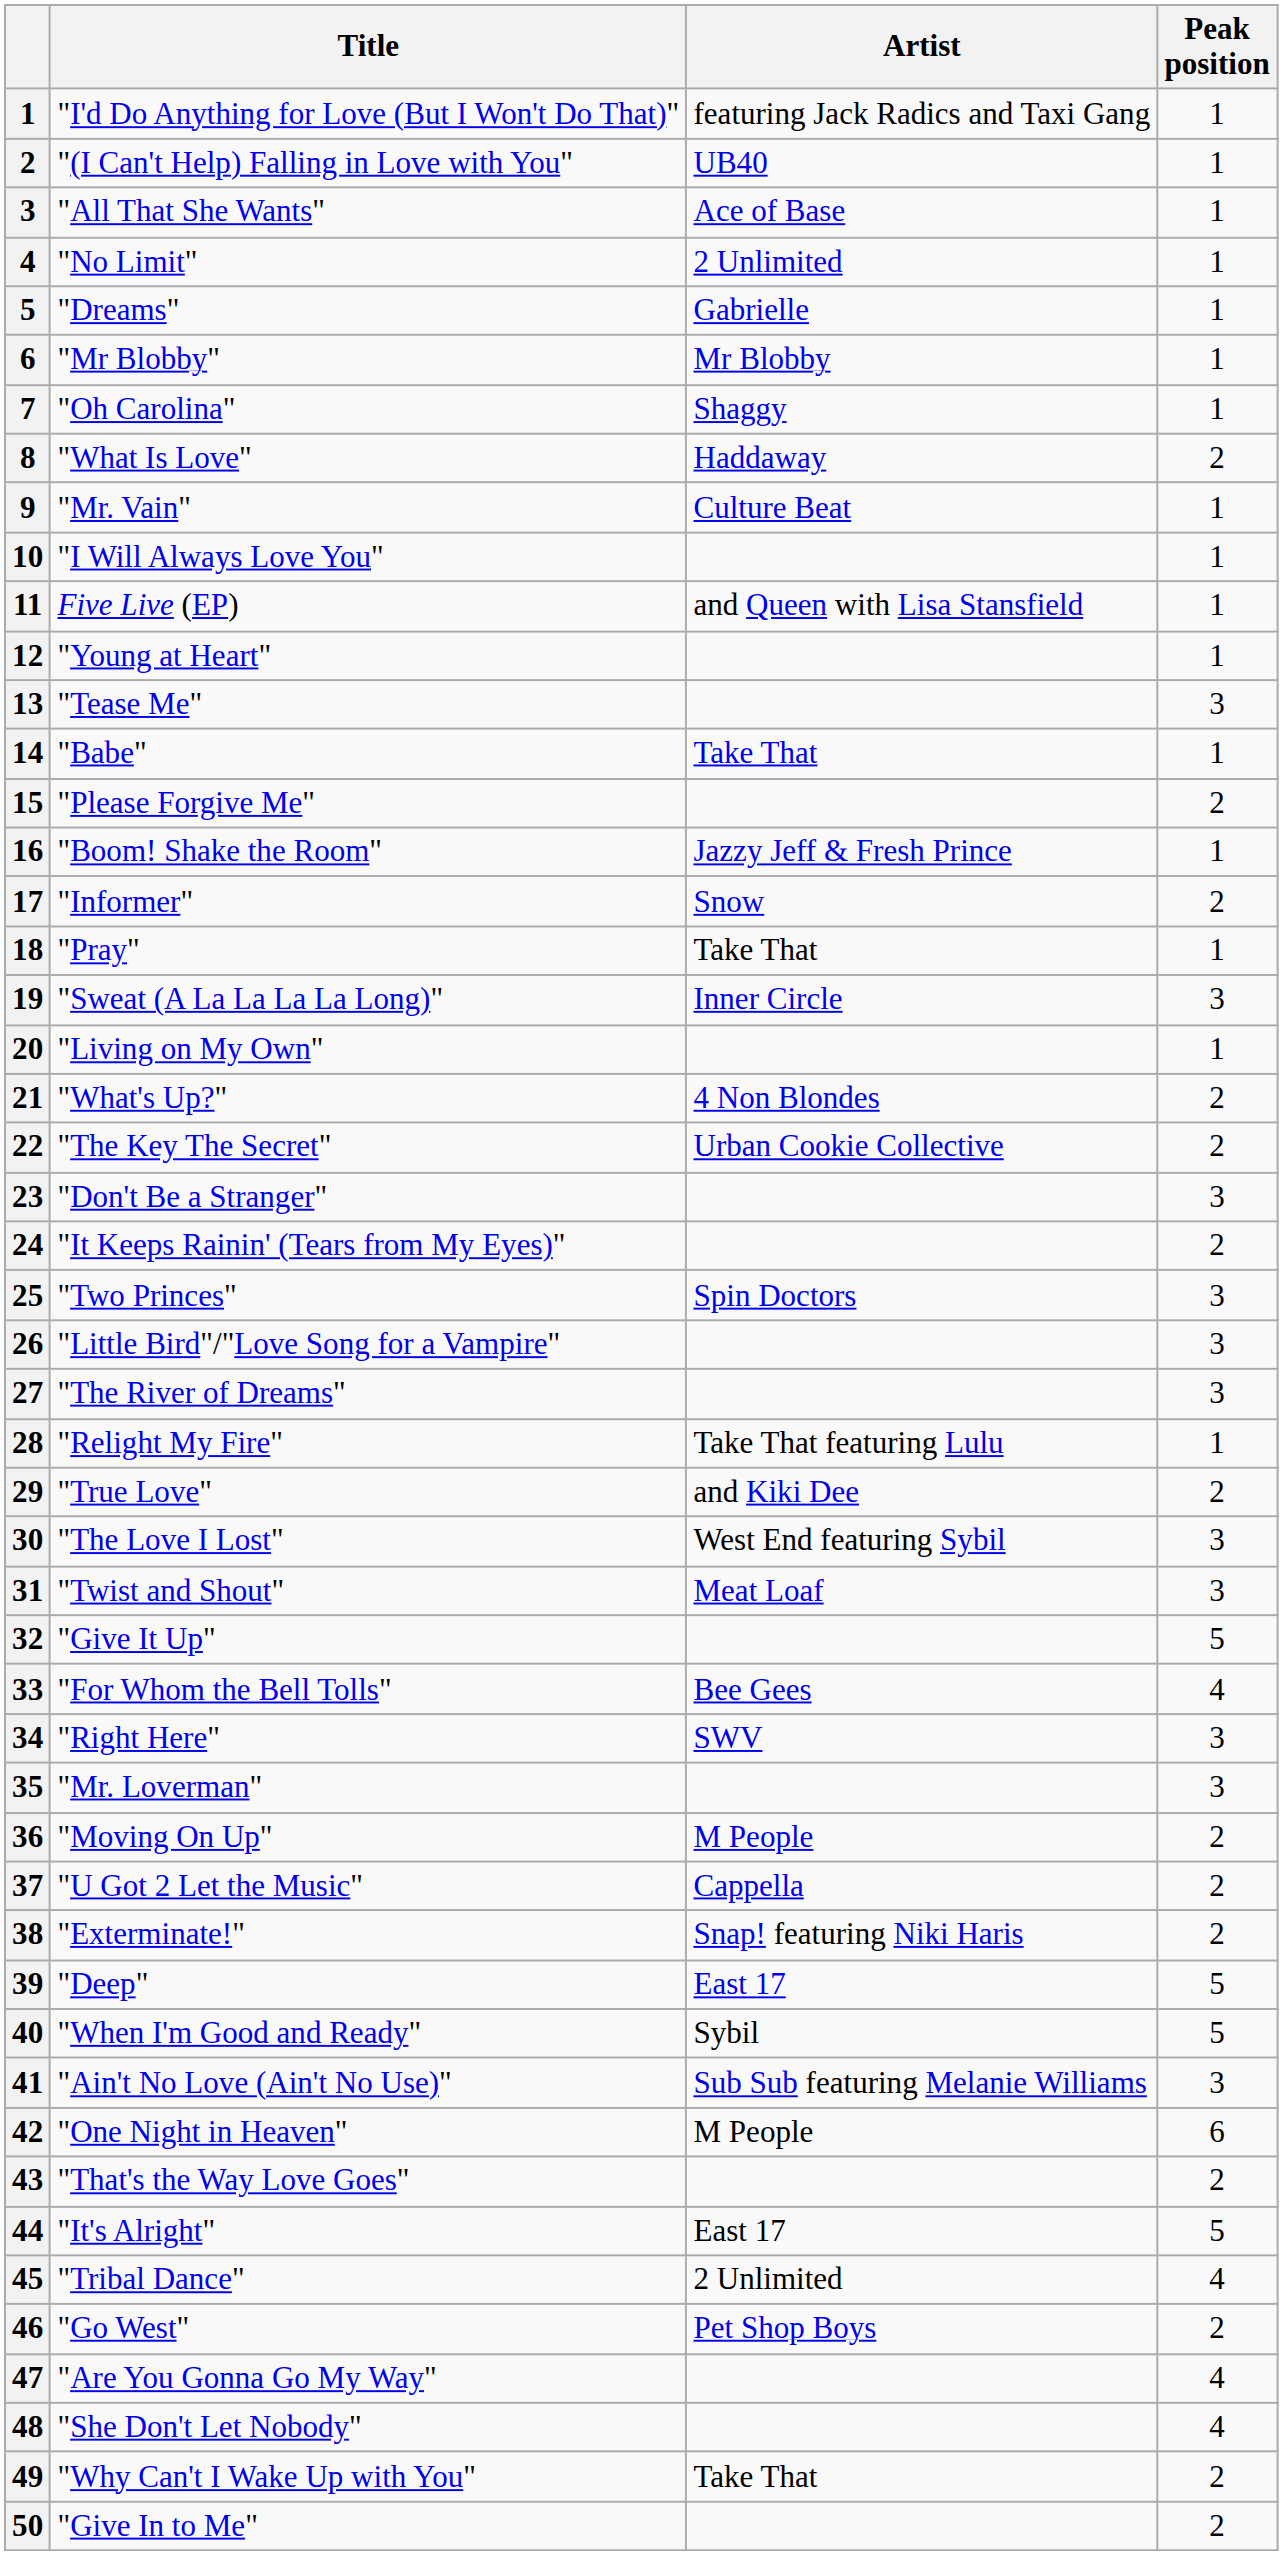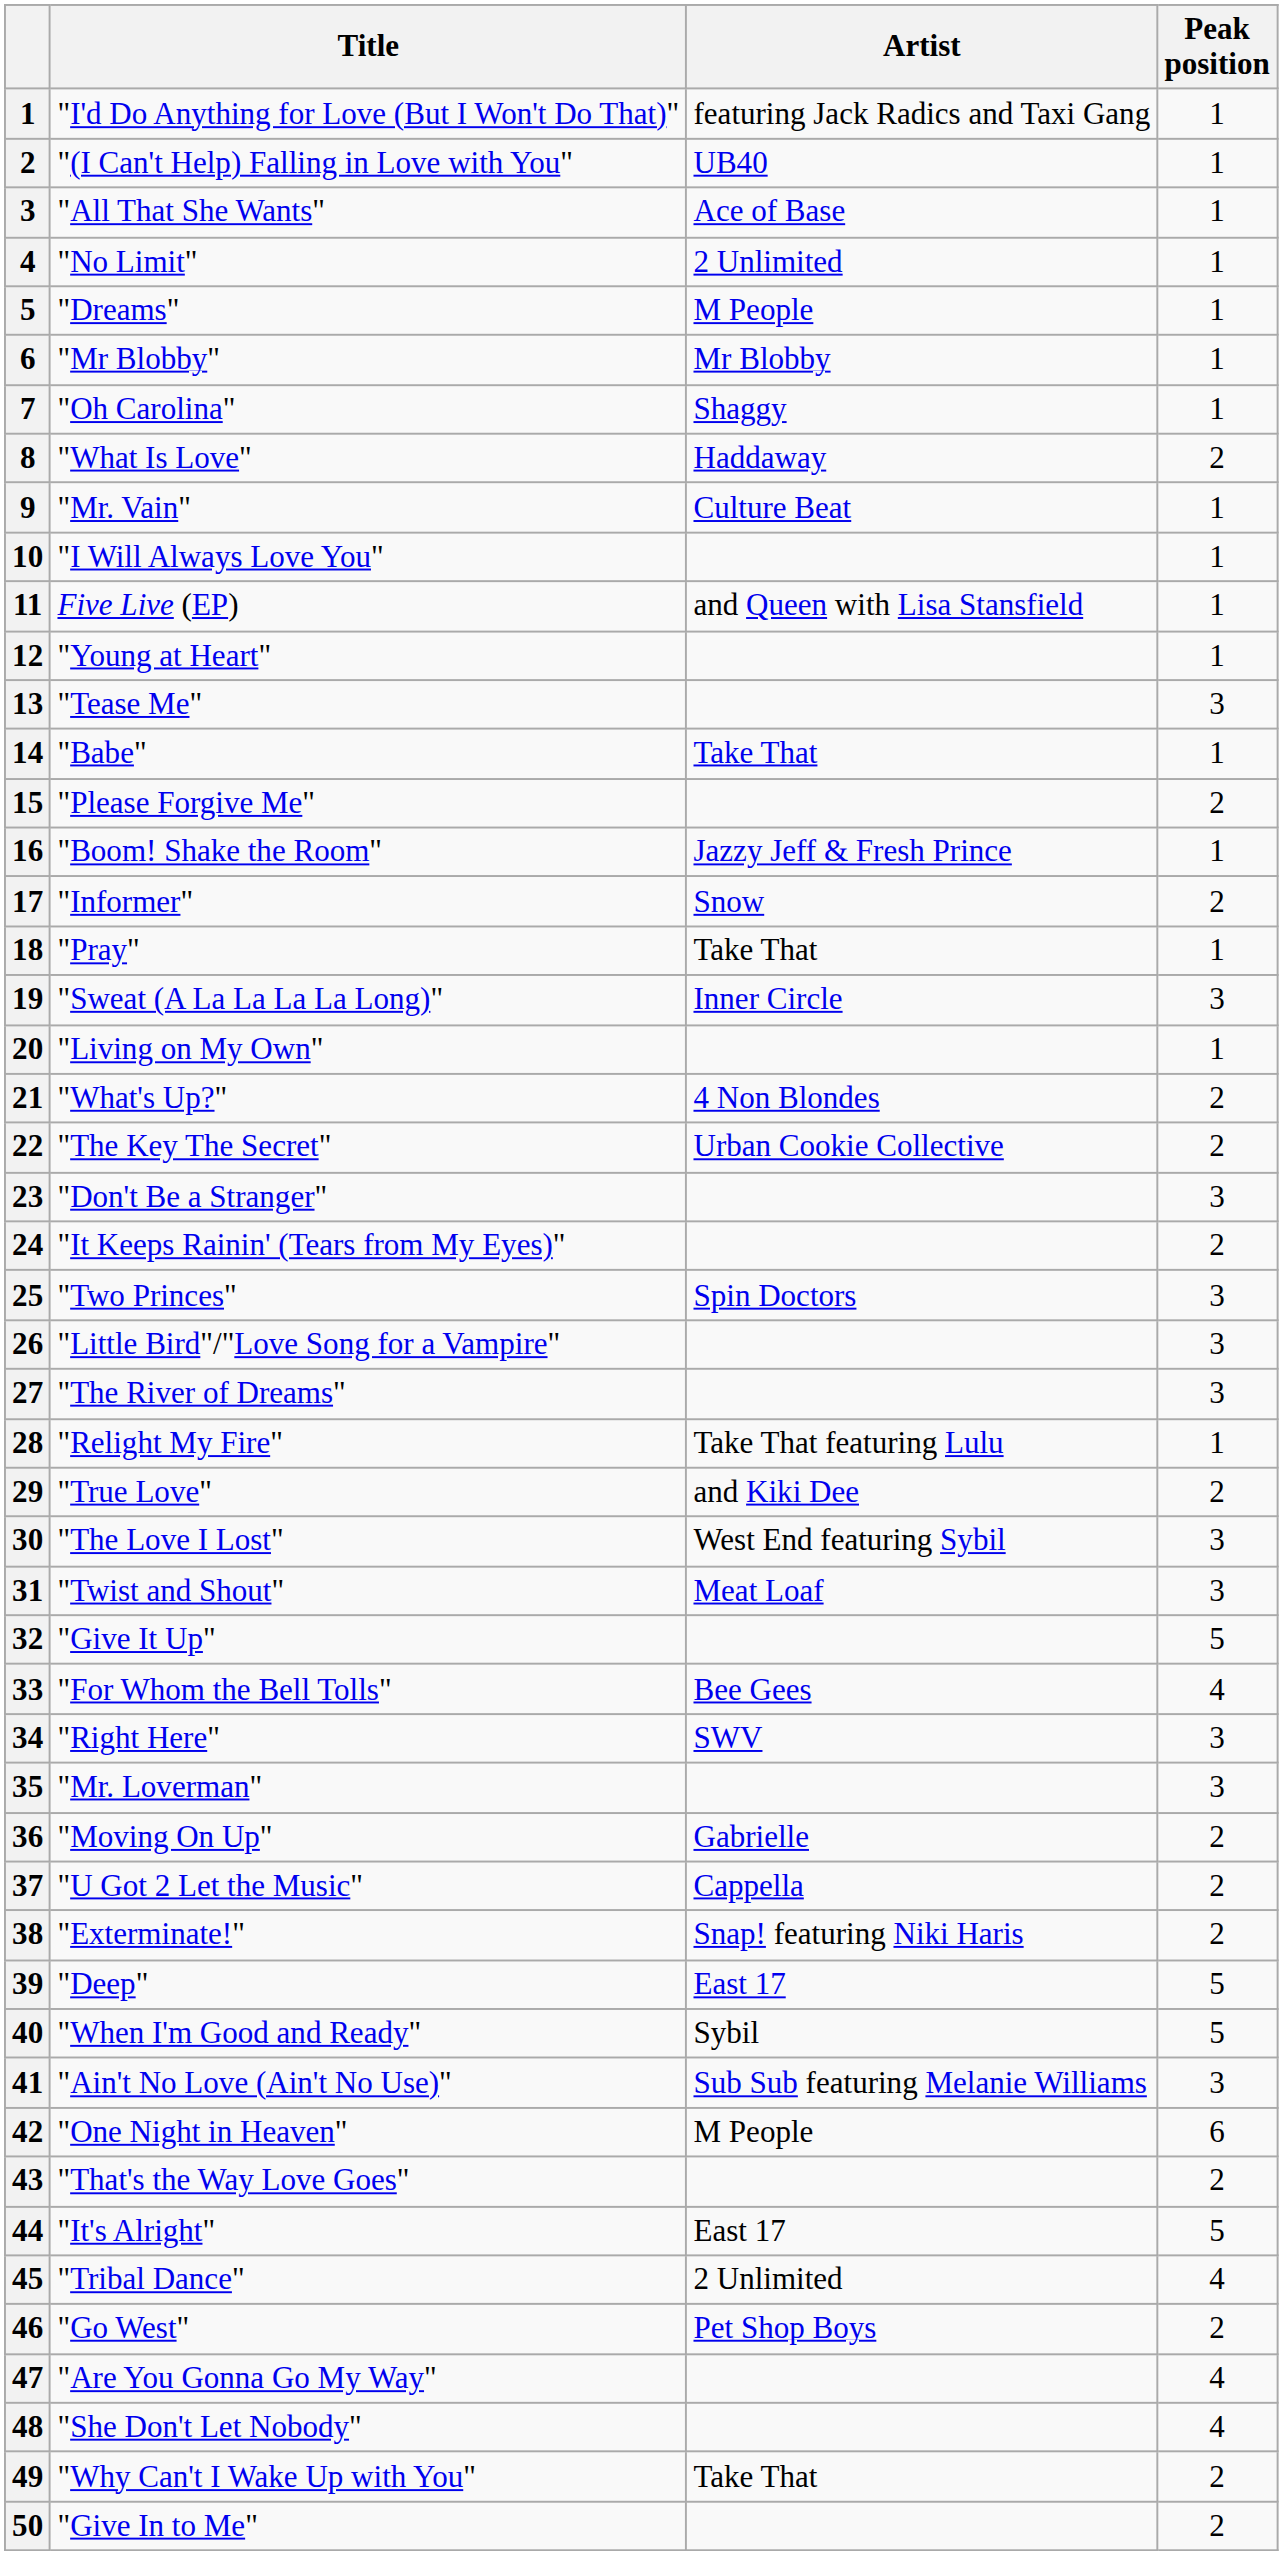(751, 310) Gabrielle -> (753, 310) M People
(753, 1836) M People -> (751, 1836) Gabrielle
